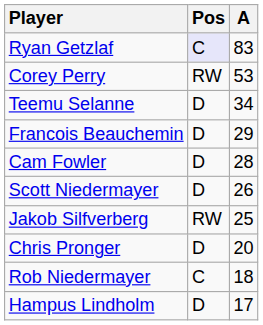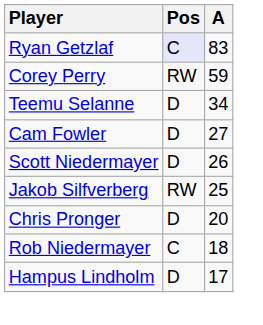(243, 76) 53 -> (218, 76) 59
- row: (96, 133)
(243, 162) 28 -> (218, 133) 27
